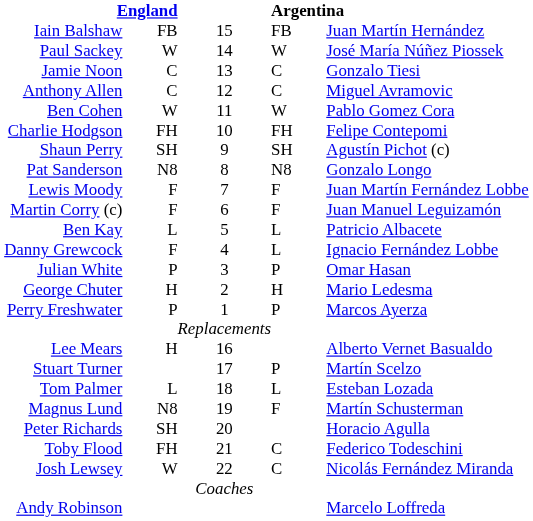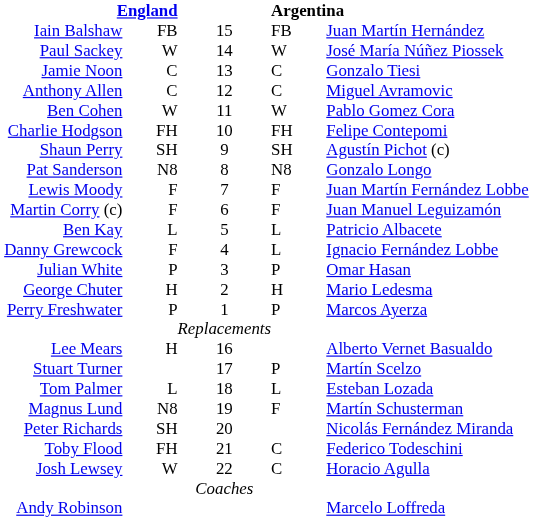(378, 428) Horacio Agulla -> (420, 428) Nicolás Fernández Miranda
(420, 468) Nicolás Fernández Miranda -> (378, 468) Horacio Agulla
